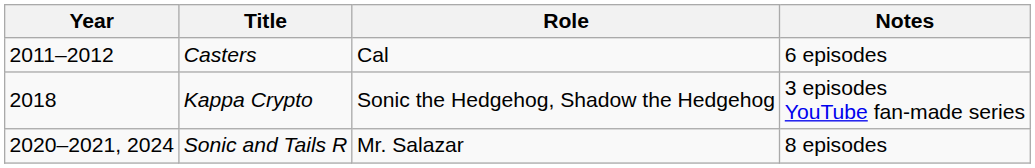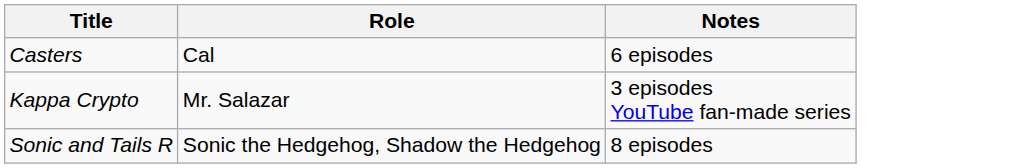- column: (92, 21)
(566, 100) Sonic the Hedgehog, Shadow the Hedgehog -> (236, 100) Mr. Salazar
(410, 145) Mr. Salazar -> (392, 145) Sonic the Hedgehog, Shadow the Hedgehog
